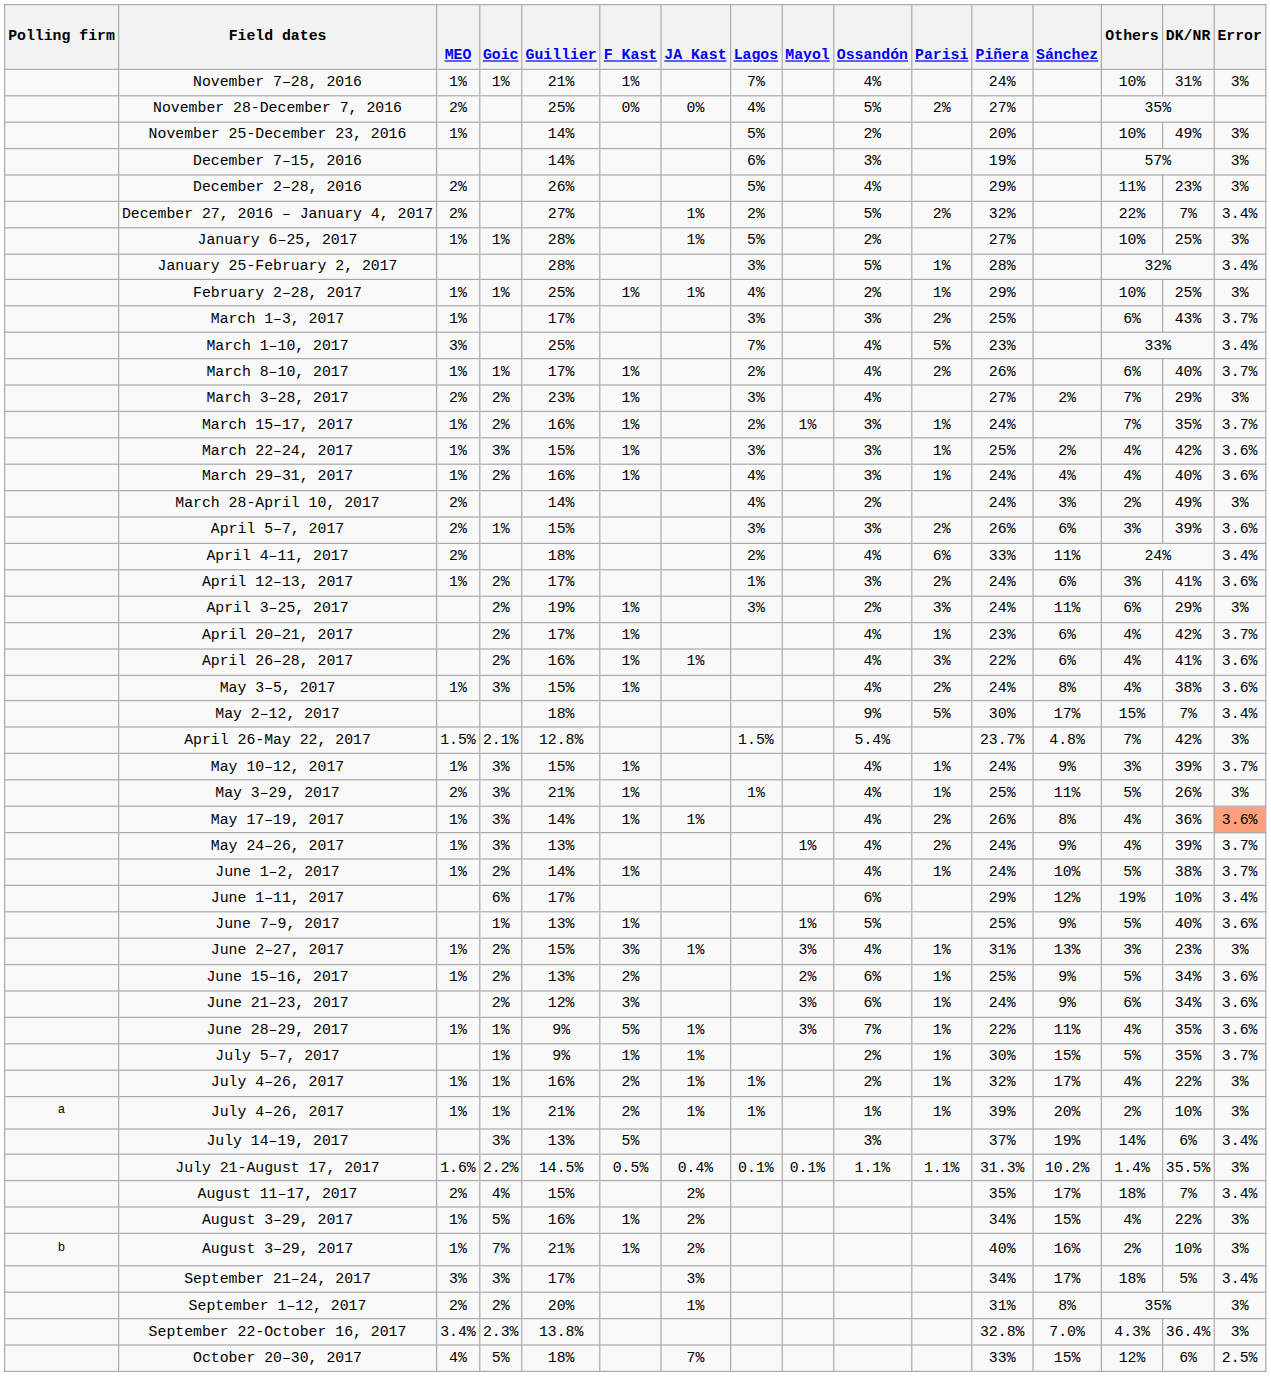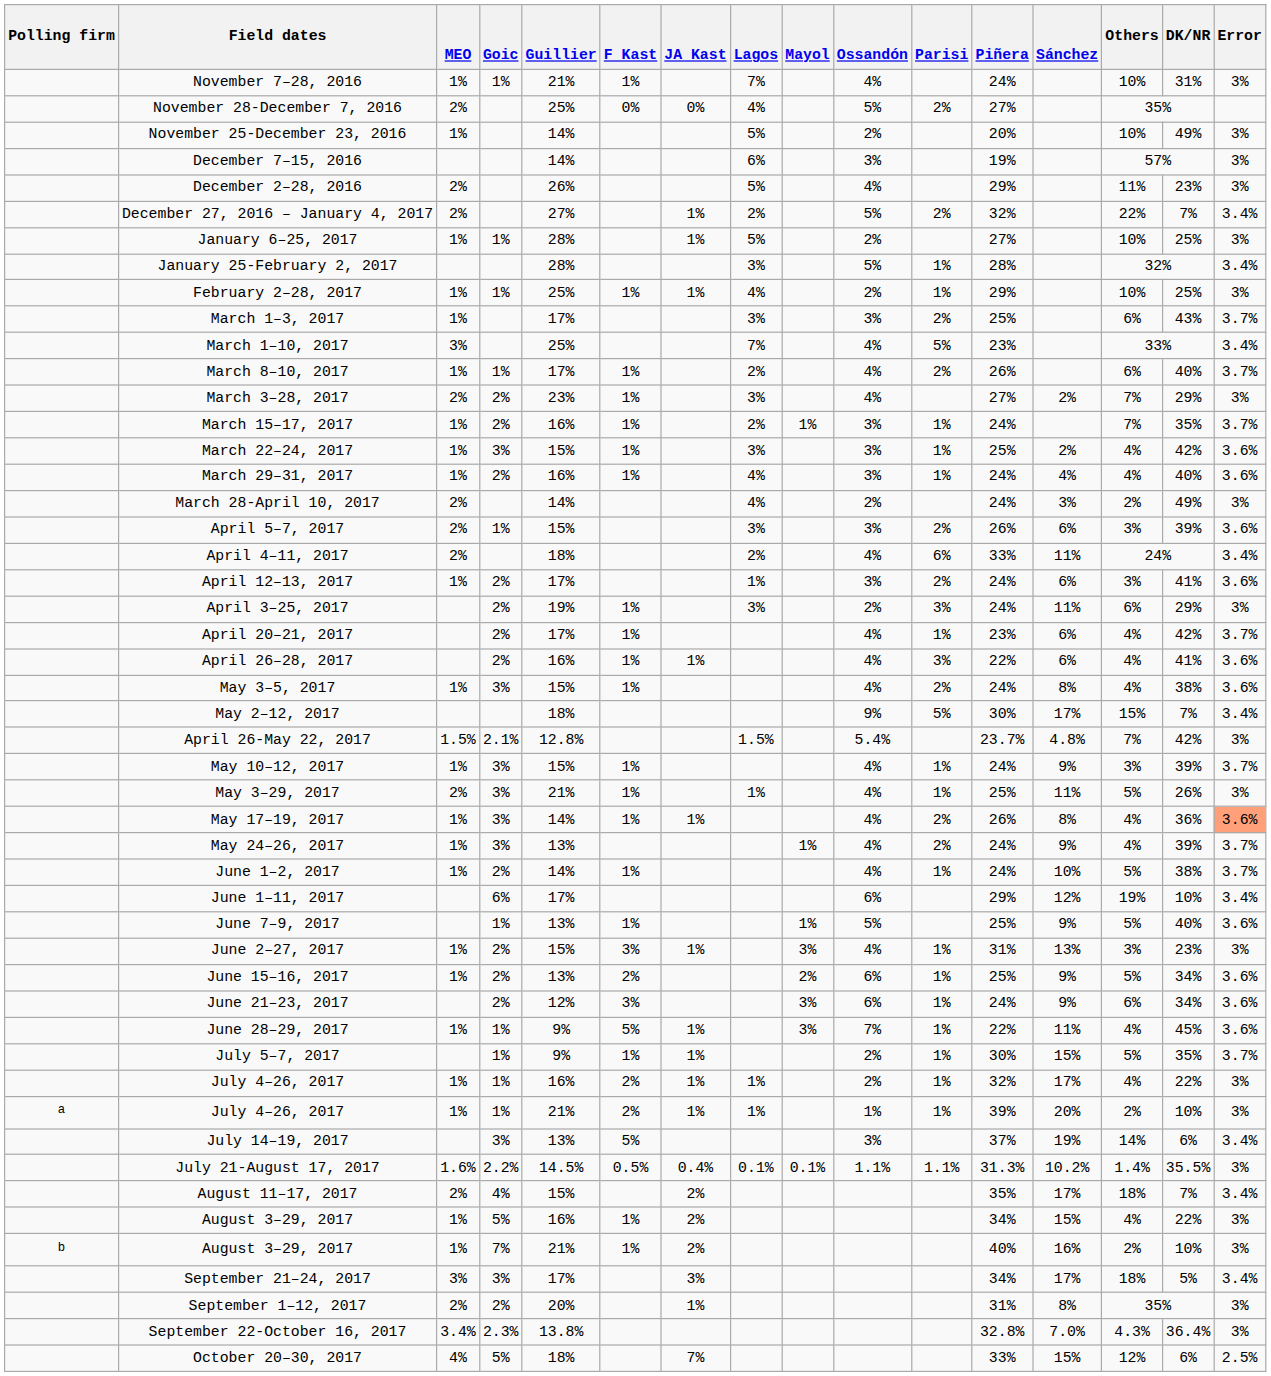(1188, 1031) 35% -> (1188, 1031) 45%
